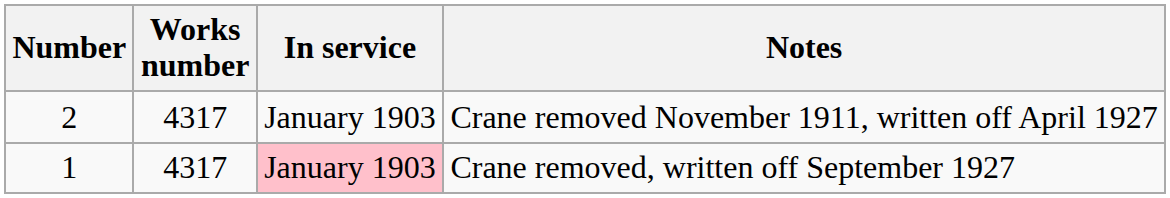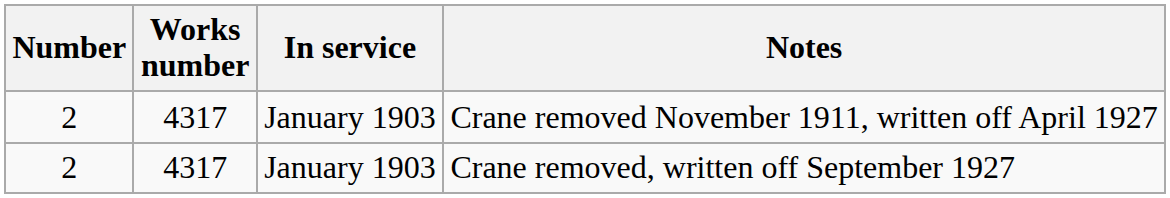(69, 167) 1 -> (69, 167) 2
(350, 167) pink background -> (350, 167) no background
